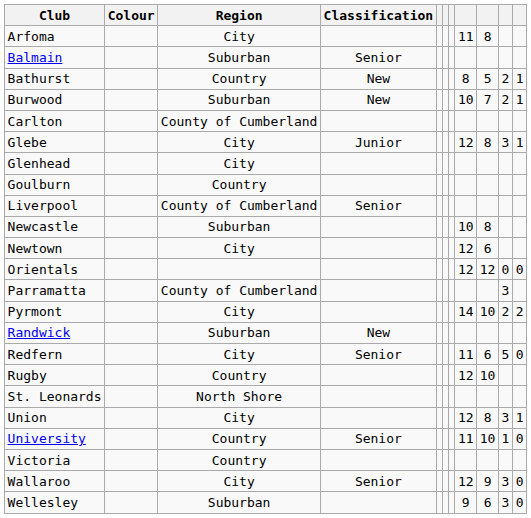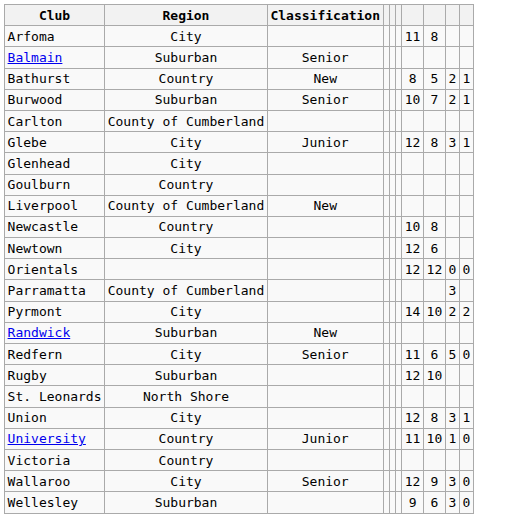- column: (131, 15)
(378, 100) New -> (325, 100) Senior
(378, 206) Senior -> (325, 206) New
(239, 227) Suburban -> (186, 227) Country
(239, 375) Country -> (186, 375) Suburban
(378, 439) Senior -> (325, 439) Junior
